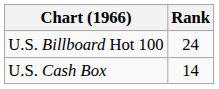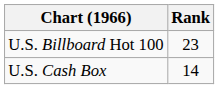(191, 44) 24 -> (191, 44) 23
